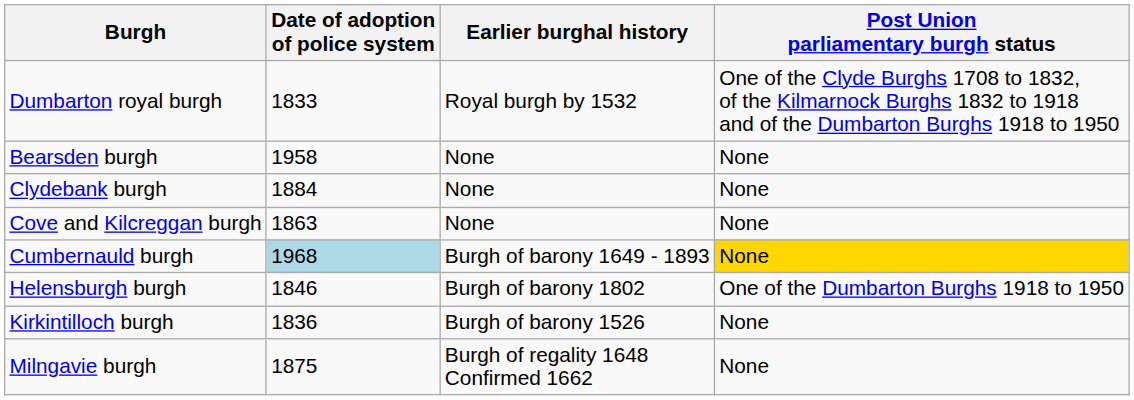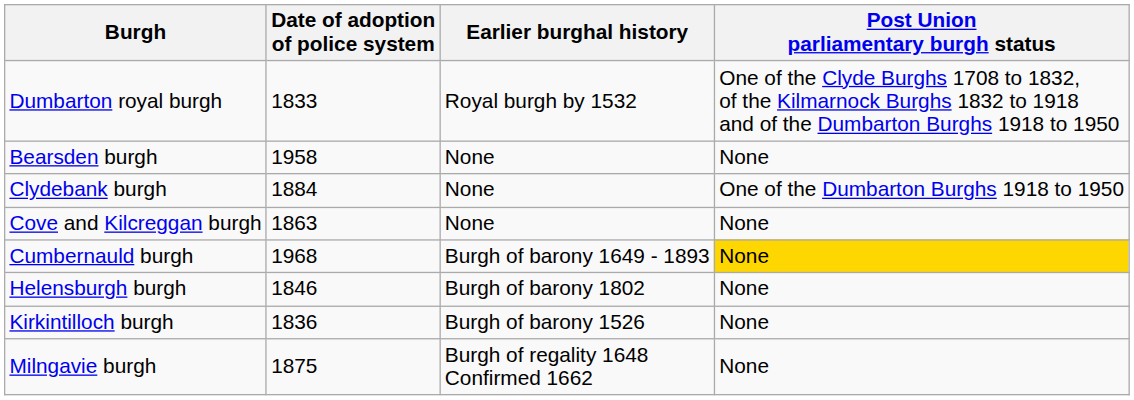(744, 190) None -> (922, 190) One of the Dumbarton Burghs 1918 to 1950
(294, 256) lightblue background -> (294, 256) no background
(922, 289) One of the Dumbarton Burghs 1918 to 1950 -> (744, 289) None
